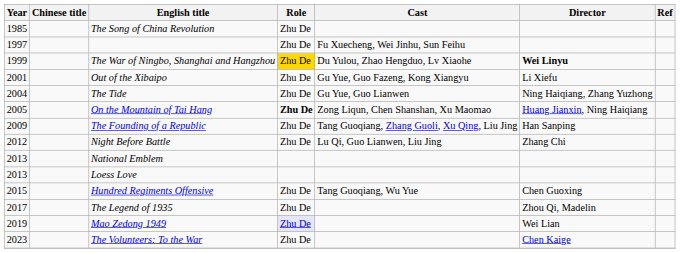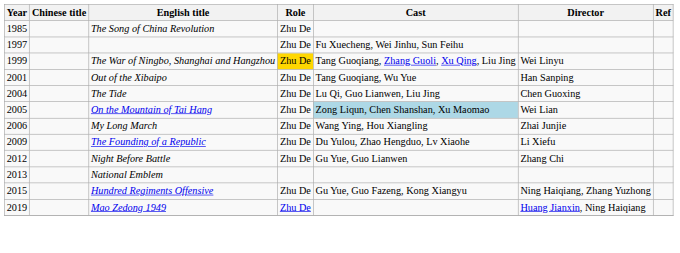(394, 61) Du Yulou, Zhao Hengduo, Lv Xiaohe -> (416, 61) Tang Guoqiang, Zhang Guoli, Xu Qing, Liu Jing
(545, 61) bold -> (542, 61) normal
(393, 77) Gu Yue, Guo Fazeng, Kong Xiangyu -> (366, 77) Tang Guoqiang, Wu Yue
(540, 77) Li Xiefu -> (547, 77) Han Sanping
(363, 93) Gu Yue, Guo Lianwen -> (378, 93) Lu Qi, Guo Lianwen, Liu Jing
(587, 93) Ning Haiqiang, Zhang Yuzhong -> (550, 93) Chen Guoxing
(296, 110) bold -> (295, 110) normal
(404, 110) no background -> (402, 110) lightblue background
(585, 110) Huang Jianxin, Ning Haiqiang -> (539, 110) Wei Lian
+ row: (17, 126)
(417, 126) Tang Guoqiang, Zhang Guoli, Xu Qing, Liu Jing -> (393, 142) Du Yulou, Zhao Hengduo, Lv Xiaohe
(549, 126) Han Sanping -> (538, 142) Li Xiefu
(379, 142) Lu Qi, Guo Lianwen, Liu Jing -> (361, 158) Gu Yue, Guo Lianwen
- row: (17, 175)
(368, 191) Tang Guoqiang, Wu Yue -> (391, 191) Gu Yue, Guo Fazeng, Kong Xiangyu
(552, 191) Chen Guoxing -> (586, 191) Ning Haiqiang, Zhang Yuzhong
- row: (17, 207)
(295, 223) lavender background -> (295, 207) no background
(541, 223) Wei Lian -> (583, 207) Huang Jianxin, Ning Haiqiang
- row: (17, 239)
